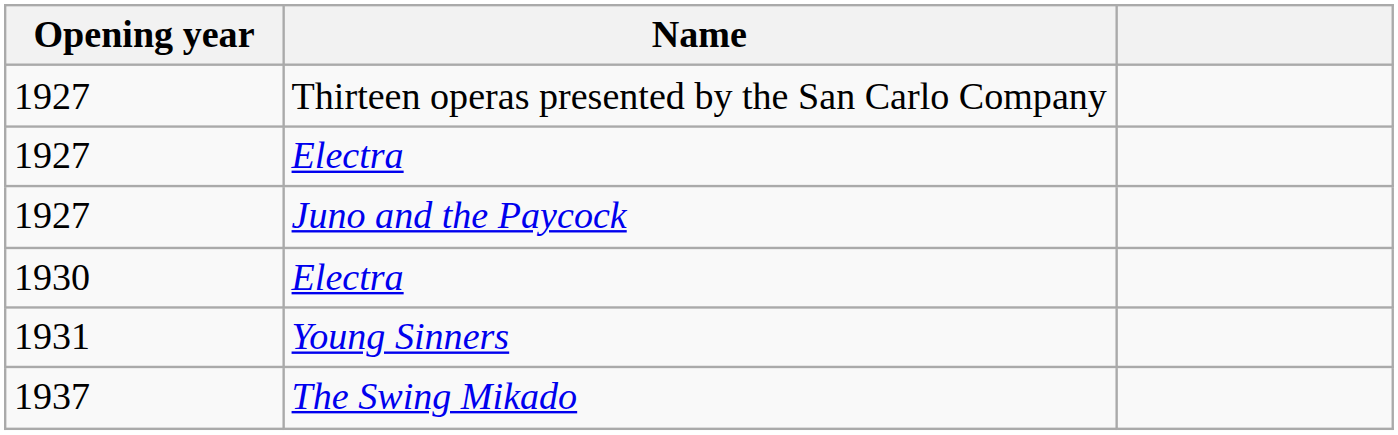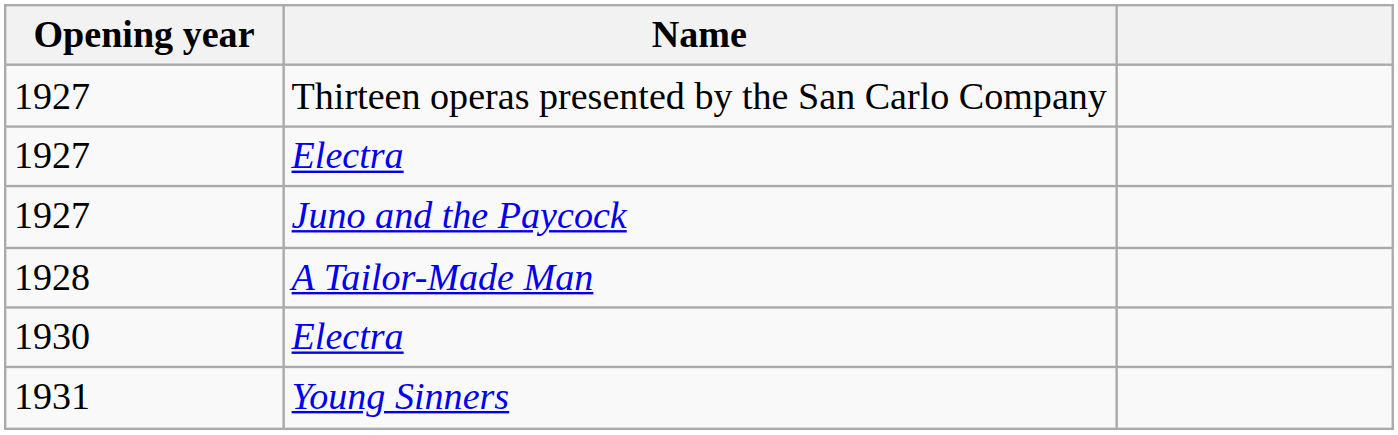+ row: (52, 276)
- row: (52, 397)
